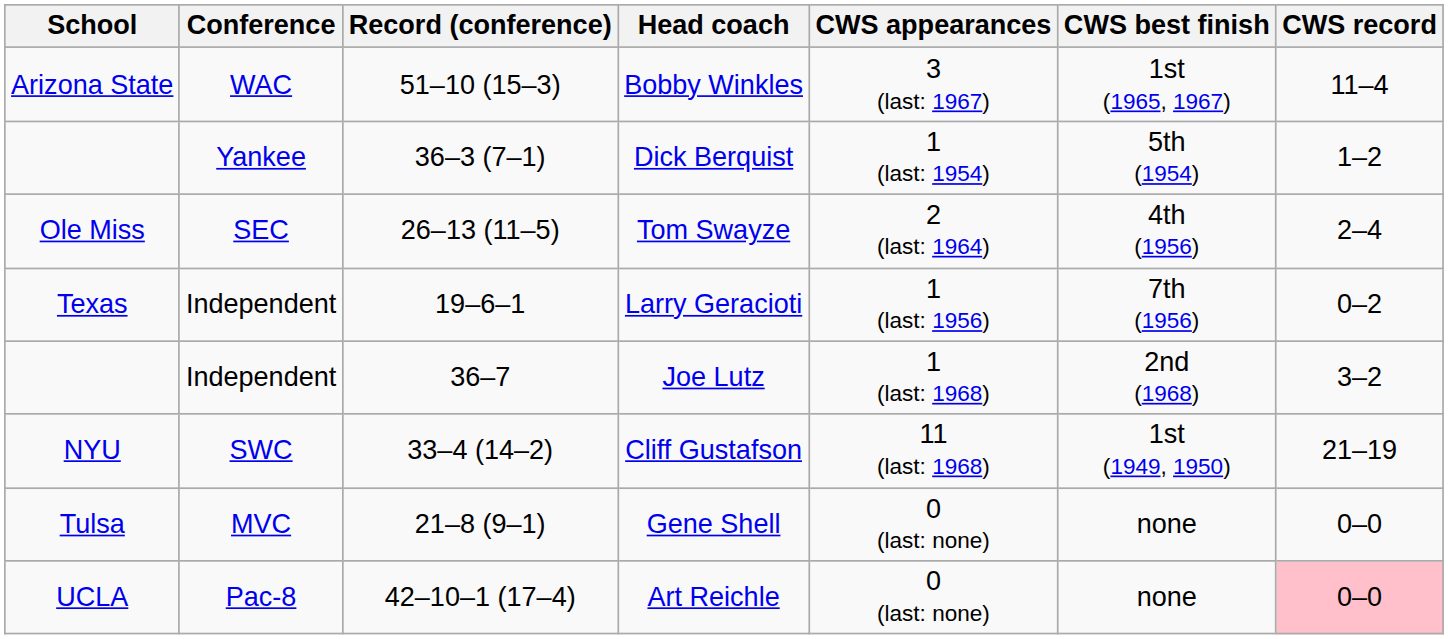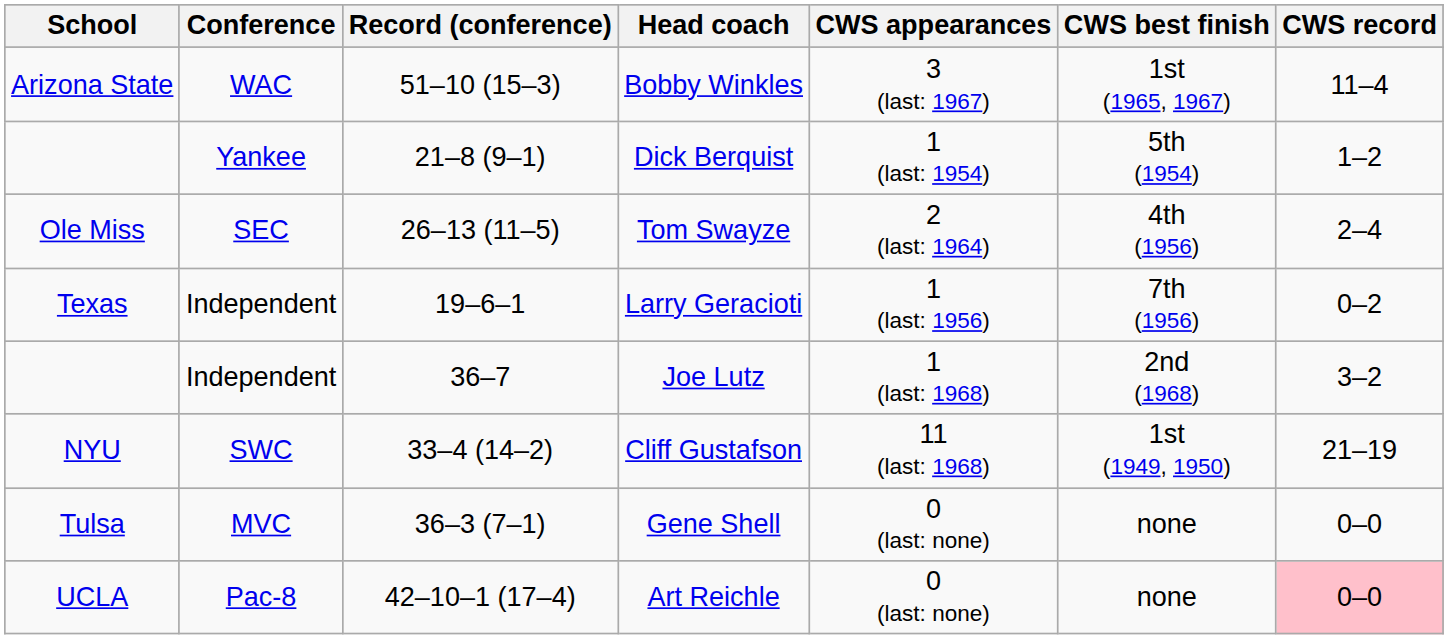(480, 157) 36–3 (7–1) -> (480, 157) 21–8 (9–1)
(480, 523) 21–8 (9–1) -> (480, 523) 36–3 (7–1)
